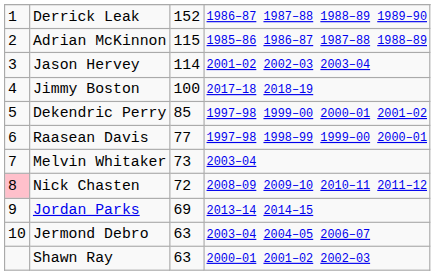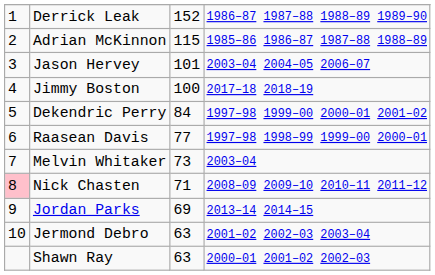(187, 65) 114 -> (187, 65) 101
(288, 65) 2001–02 2002–03 2003–04 -> (288, 65) 2003–04 2004–05 2006–07
(182, 113) 85 -> (182, 113) 84
(182, 186) 72 -> (182, 186) 71
(288, 234) 2003–04 2004–05 2006–07 -> (288, 234) 2001–02 2002–03 2003–04
